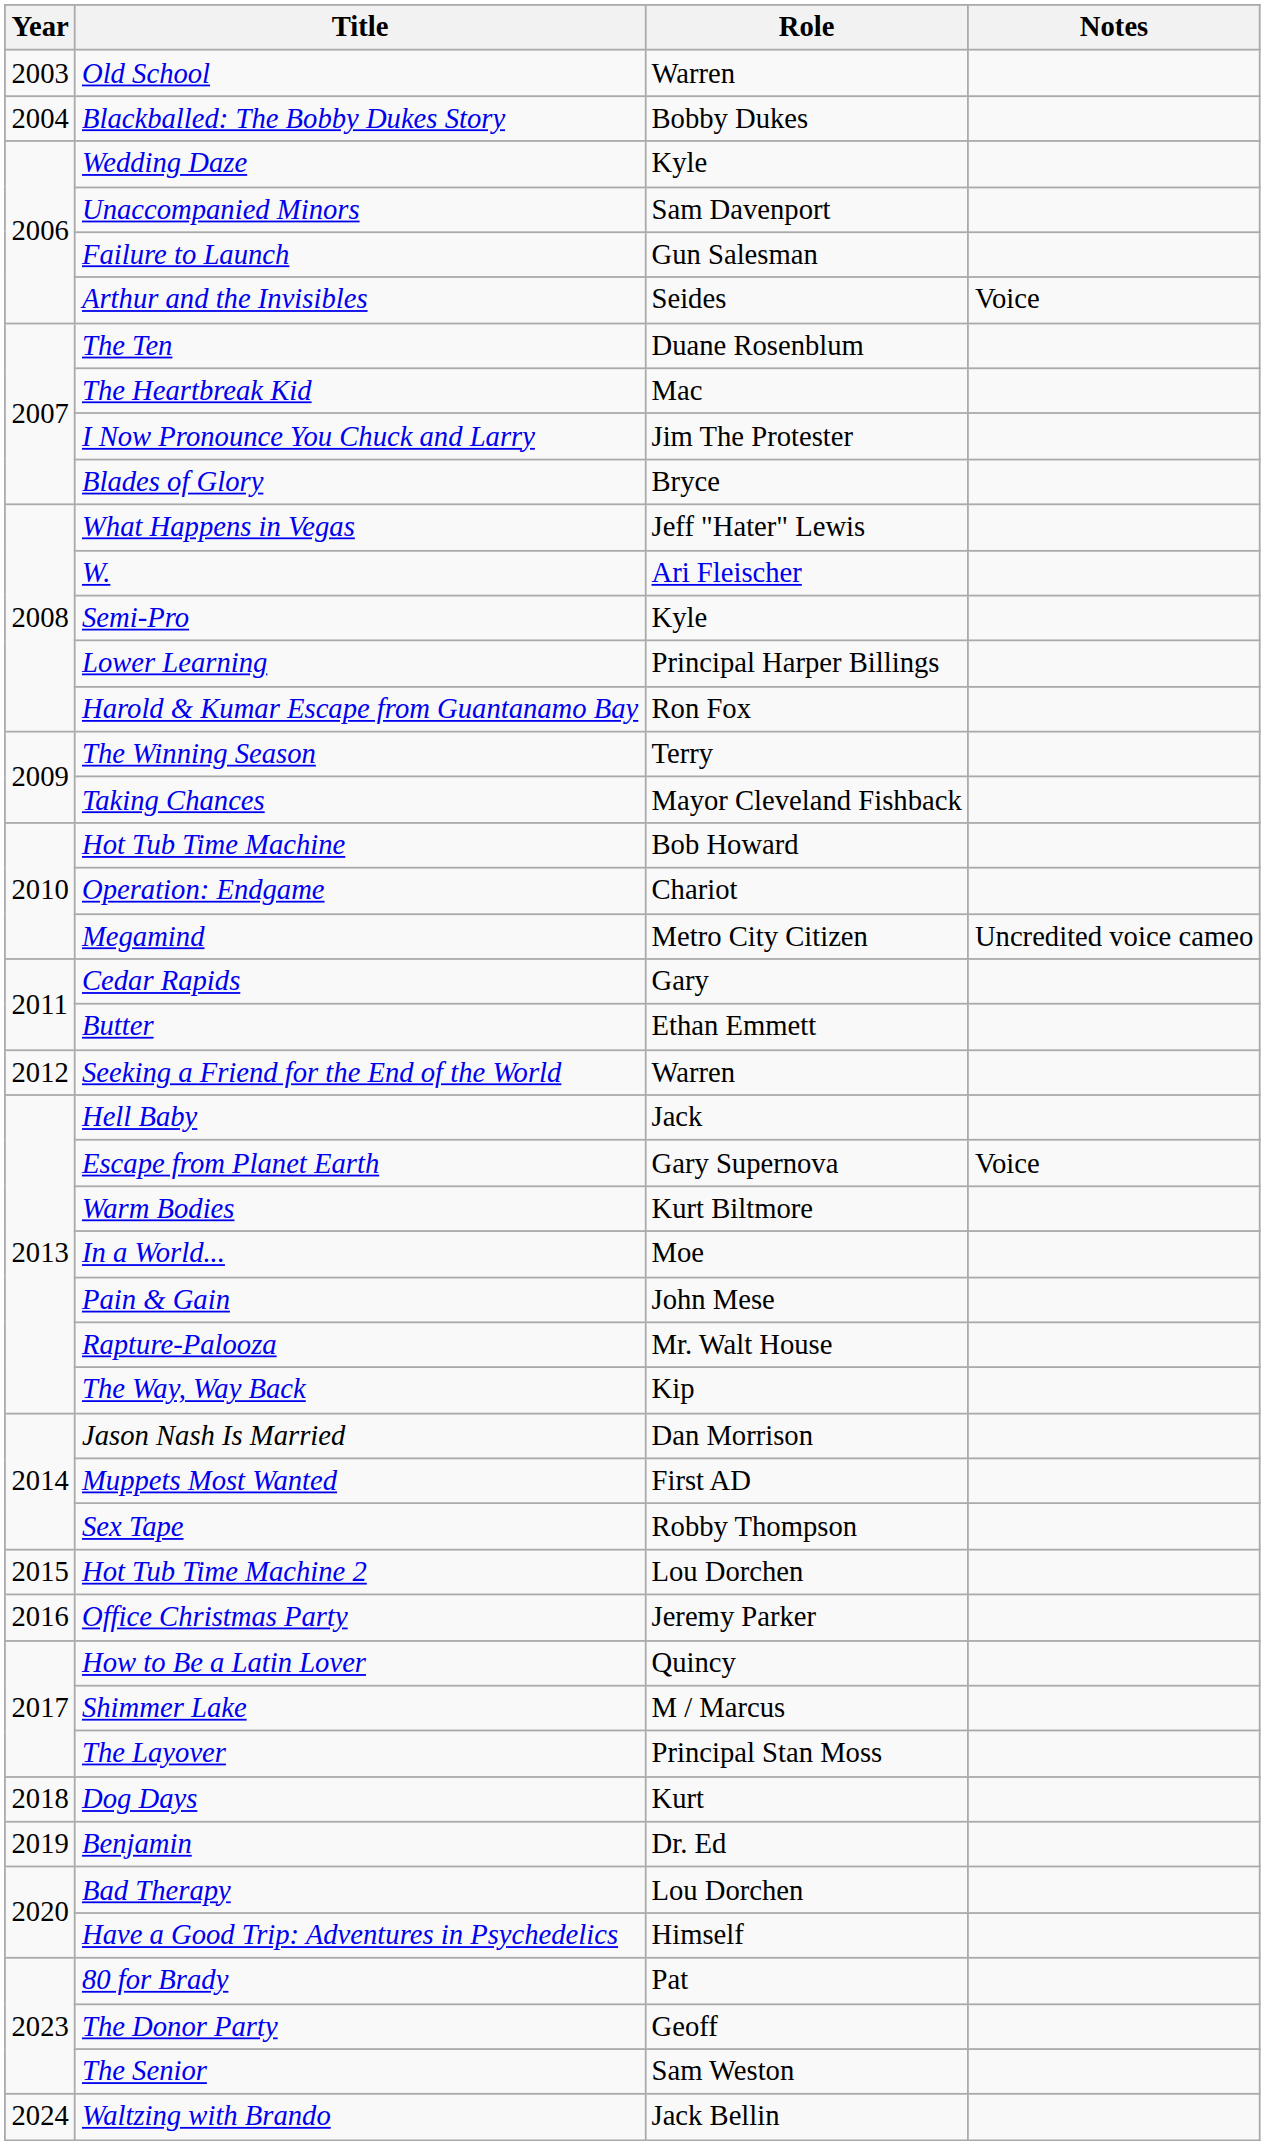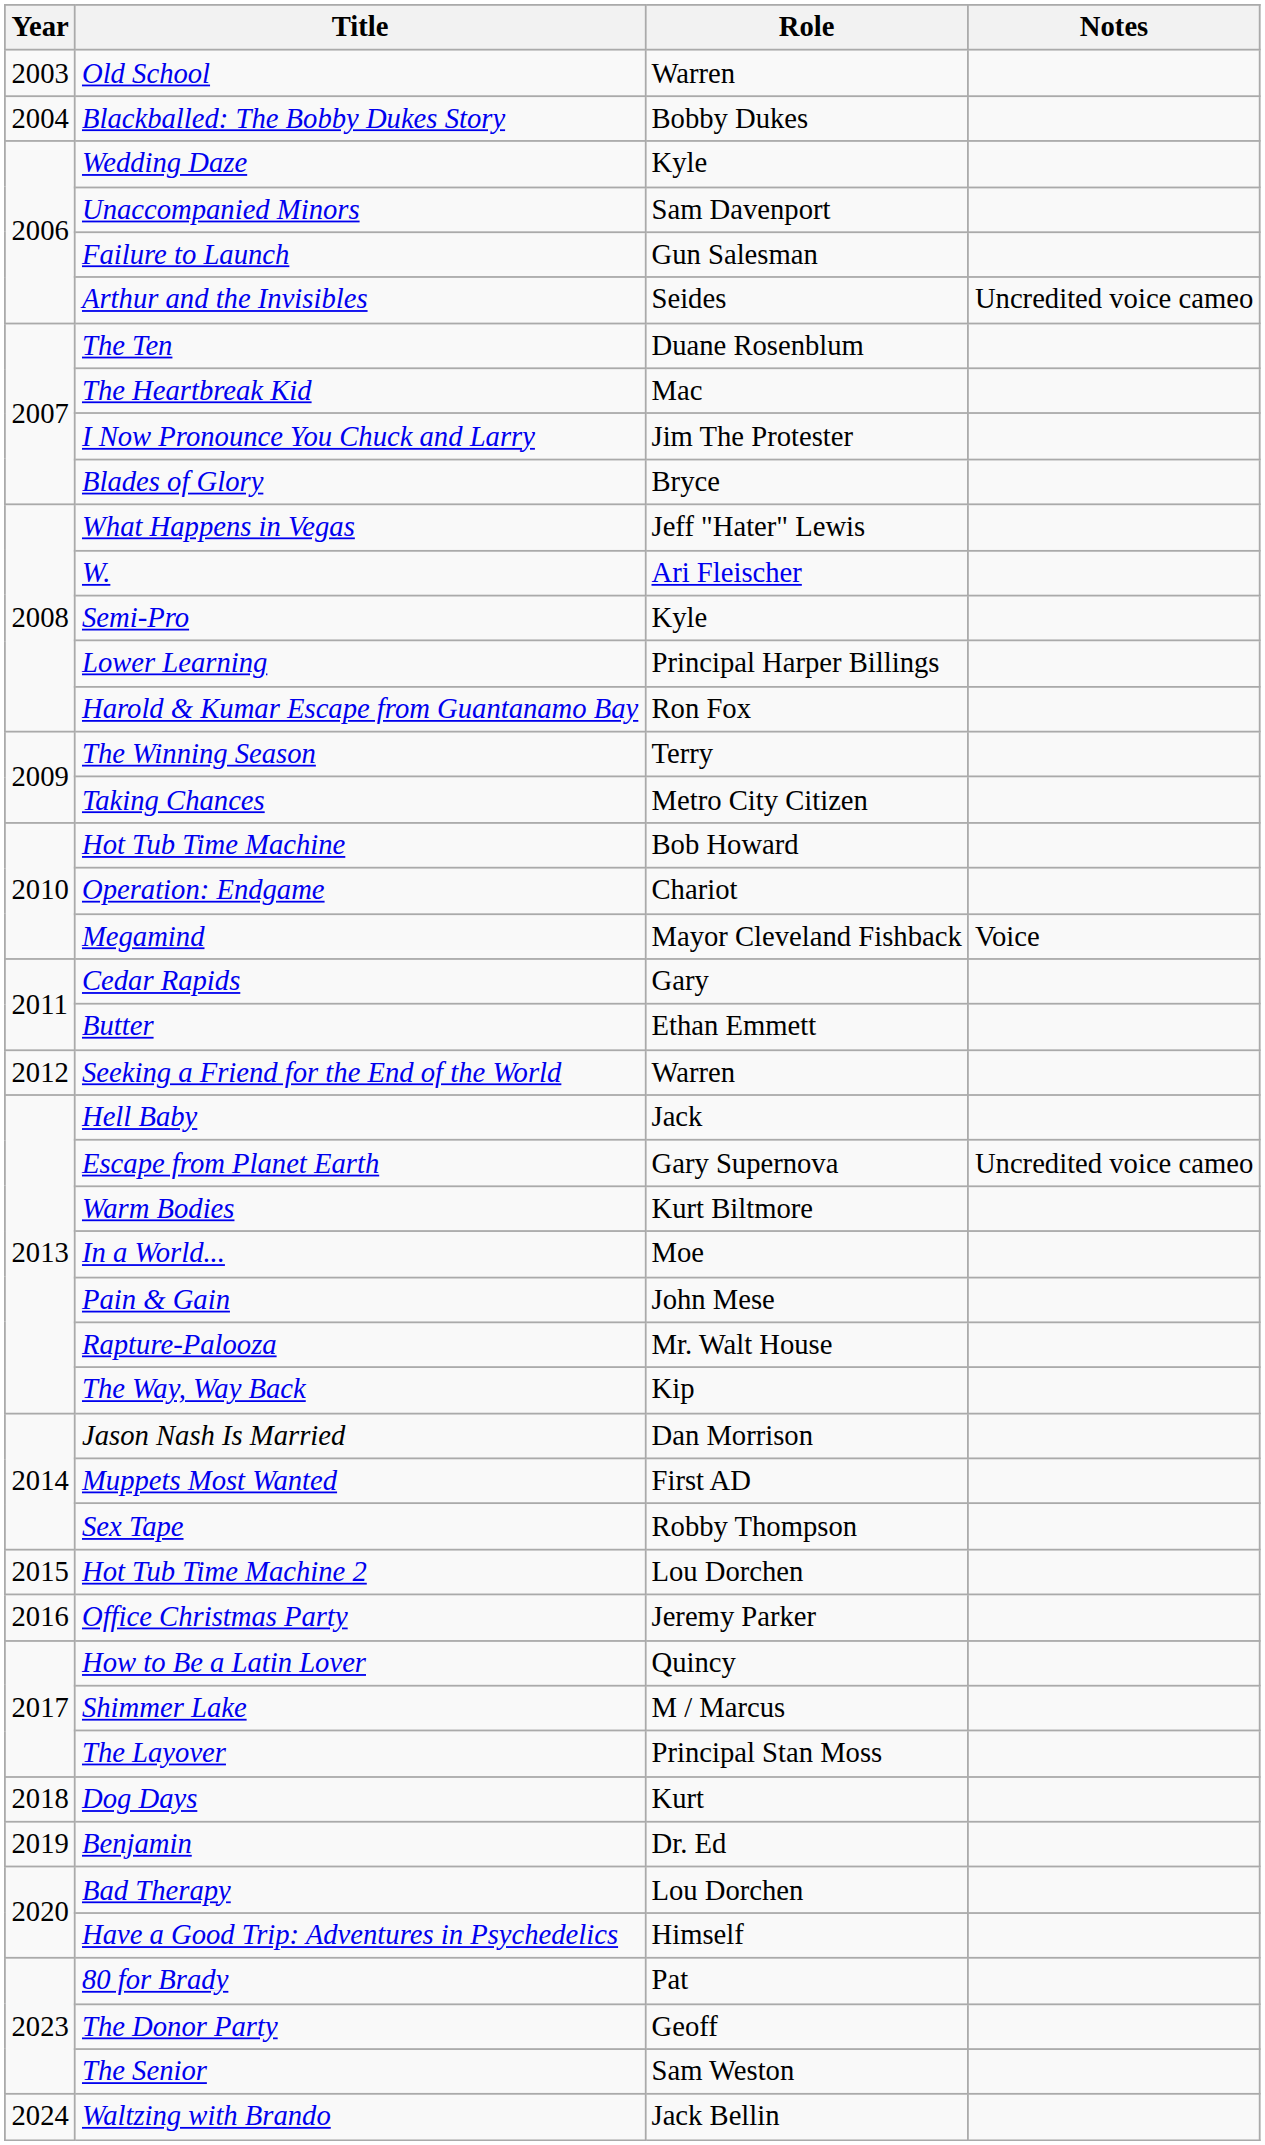(1007, 299) Voice -> (1114, 299) Uncredited voice cameo
(807, 799) Mayor Cleveland Fishback -> (760, 799) Metro City Citizen
(760, 935) Metro City Citizen -> (807, 935) Mayor Cleveland Fishback
(1114, 935) Uncredited voice cameo -> (1007, 935) Voice
(1007, 1162) Voice -> (1114, 1162) Uncredited voice cameo
